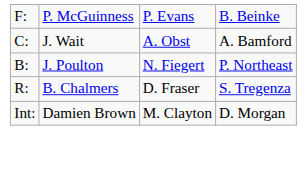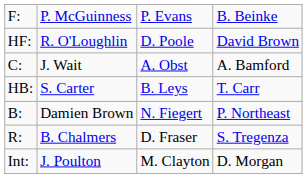+ row: (20, 40)
+ row: (20, 88)
(73, 64) J. Poulton -> (87, 112) Damien Brown
(89, 112) Damien Brown -> (71, 161) J. Poulton
